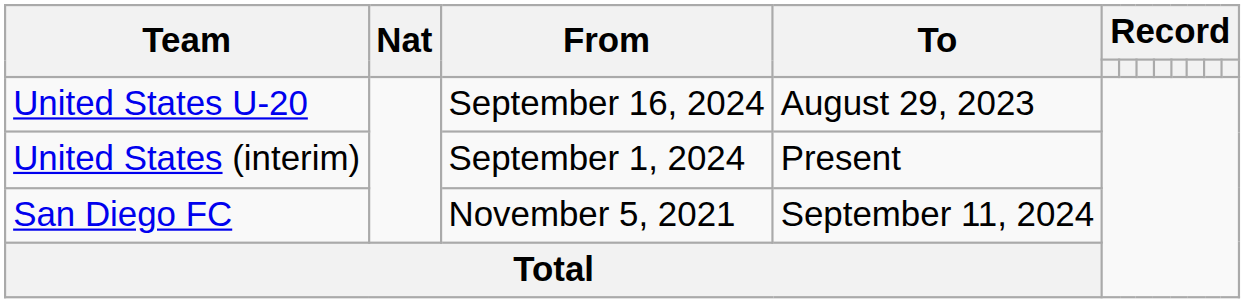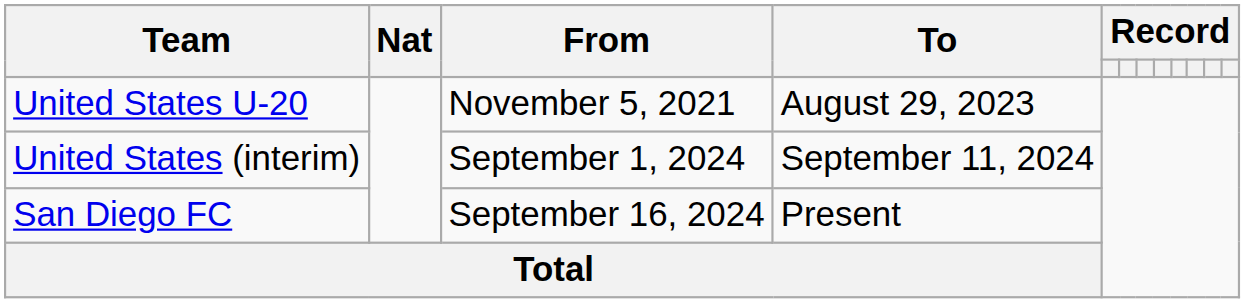(607, 103) September 16, 2024 -> (592, 103) November 5, 2021
(841, 158) Present -> (937, 158) September 11, 2024
(592, 214) November 5, 2021 -> (607, 214) September 16, 2024
(937, 214) September 11, 2024 -> (841, 214) Present
